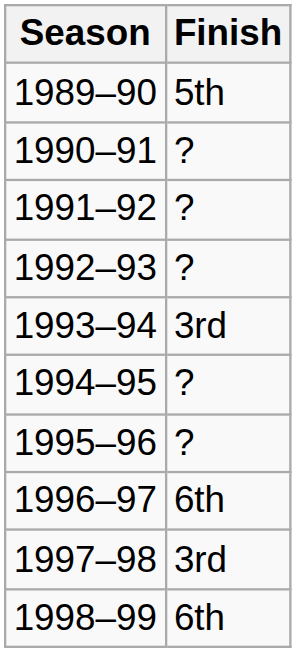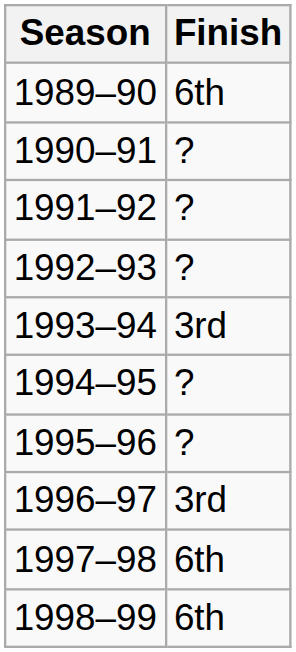(199, 92) 5th -> (199, 92) 6th
(199, 500) 6th -> (200, 500) 3rd
(200, 558) 3rd -> (199, 558) 6th
